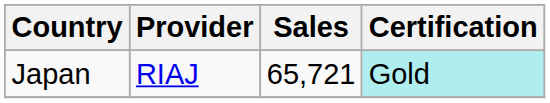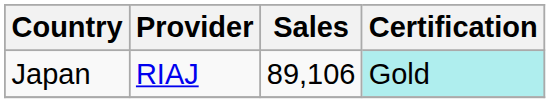(311, 73) 65,721 -> (311, 73) 89,106
